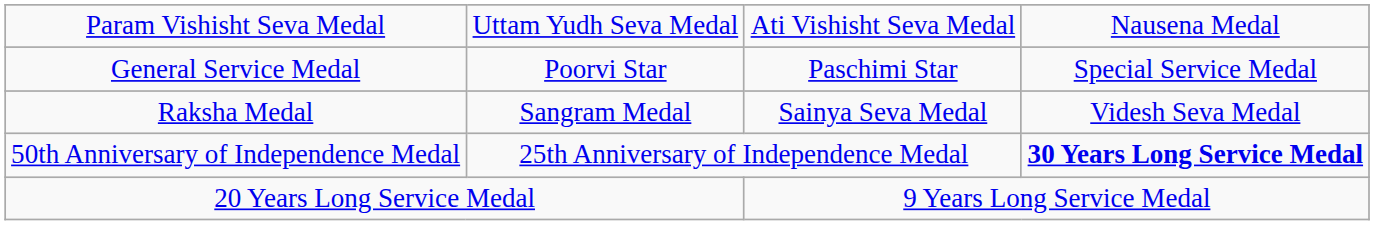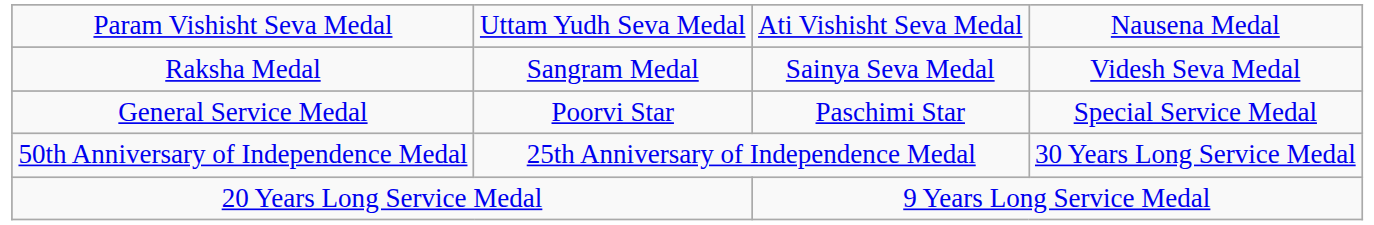rows swapped: (236, 68) <-> (236, 111)
(1195, 154) bold -> (1195, 154) normal
